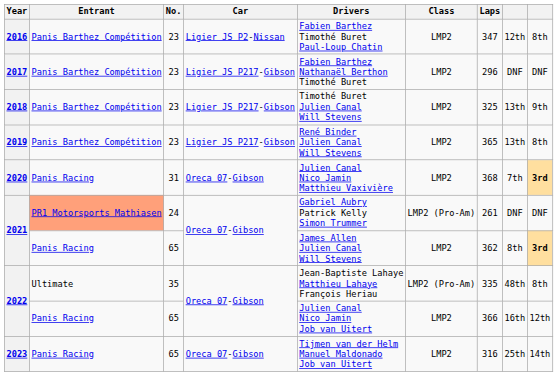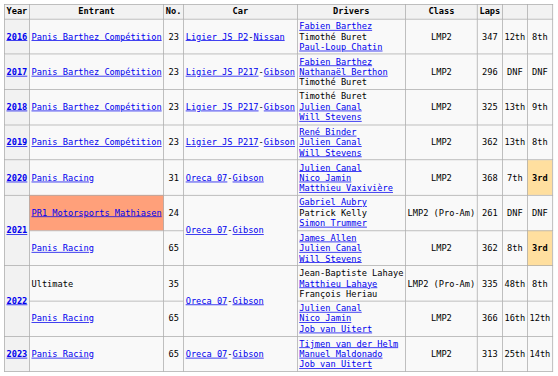(490, 142) 365 -> (490, 142) 362
(490, 354) 316 -> (490, 354) 313
